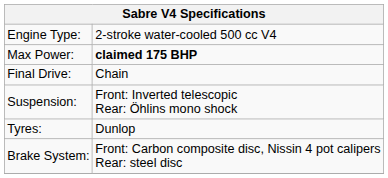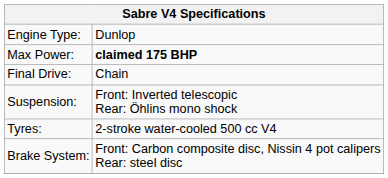(186, 34) 2-stroke water-cooled 500 cc V4 -> (115, 34) Dunlop
(115, 128) Dunlop -> (186, 128) 2-stroke water-cooled 500 cc V4
